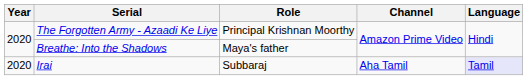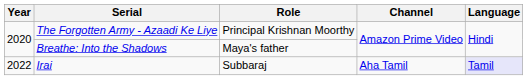(19, 65) 2020 -> (19, 65) 2022
